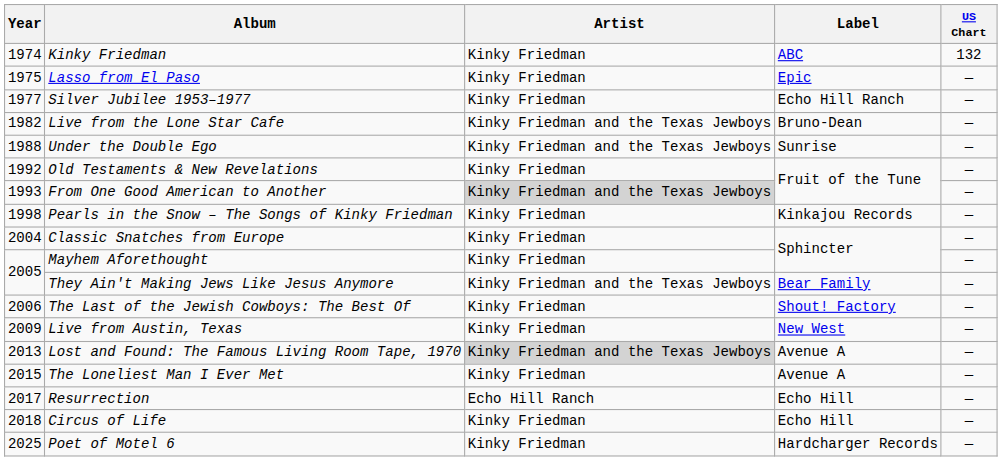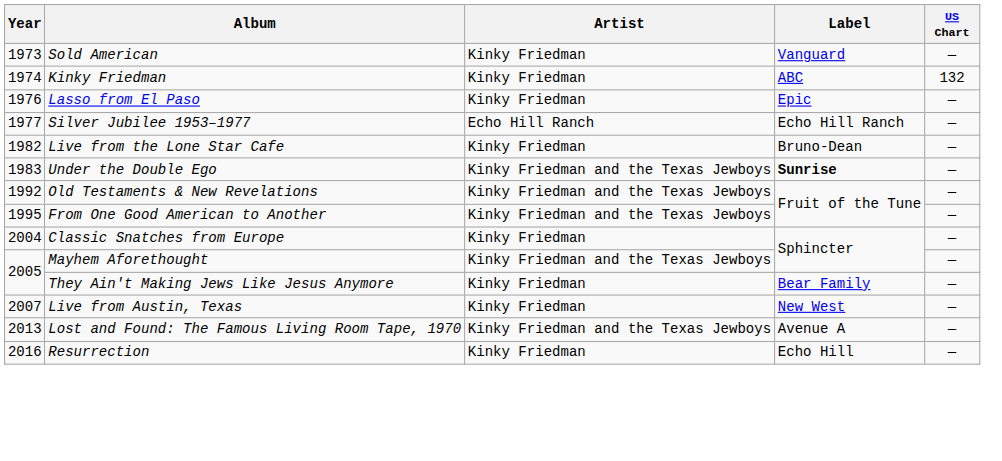+ row: (103, 55)
(25, 78) 1975 -> (25, 101) 1976
(527, 101) Kinky Friedman -> (531, 124) Echo Hill Ranch
(619, 124) Kinky Friedman and the Texas Jewboys -> (527, 147) Kinky Friedman
(25, 147) 1988 -> (25, 169) 1983
(807, 147) normal -> (807, 169) bold
(527, 169) Kinky Friedman -> (619, 192) Kinky Friedman and the Texas Jewboys
(25, 192) 1993 -> (25, 215) 1995
(619, 192) lightgrey background -> (619, 215) no background
- row: (250, 215)
(527, 261) Kinky Friedman -> (619, 261) Kinky Friedman and the Texas Jewboys
(619, 284) Kinky Friedman and the Texas Jewboys -> (527, 284) Kinky Friedman
- row: (229, 307)
(25, 330) 2009 -> (25, 307) 2007
(619, 353) lightgrey background -> (619, 330) no background
- row: (166, 375)
(25, 398) 2017 -> (25, 353) 2016
(531, 398) Echo Hill Ranch -> (527, 353) Kinky Friedman
- row: (107, 421)
- row: (111, 444)
